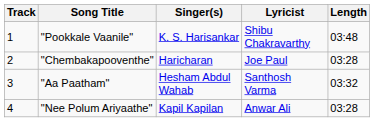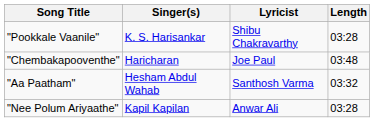- column: (21, 13)
(344, 36) 03:48 -> (344, 36) 03:28
(344, 60) 03:28 -> (344, 60) 03:48
